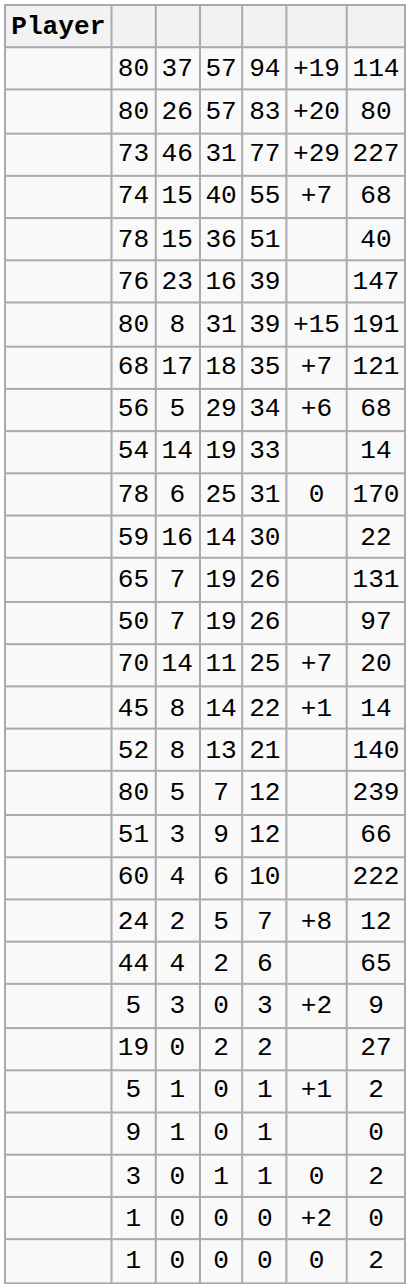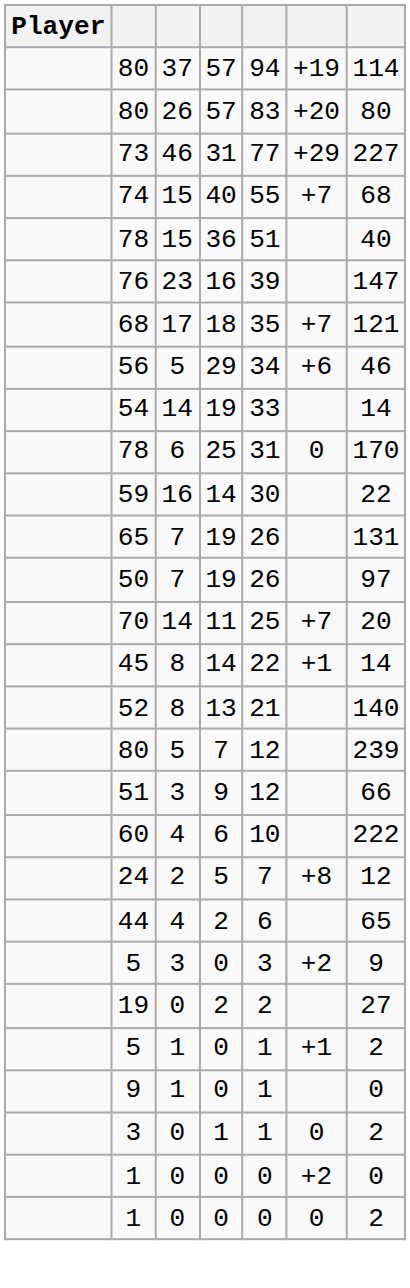- row: (133, 324)
(376, 410) 68 -> (376, 367) 46
